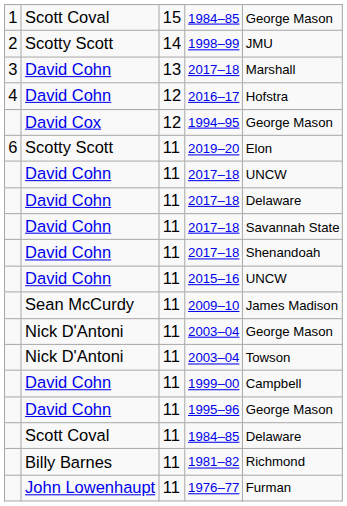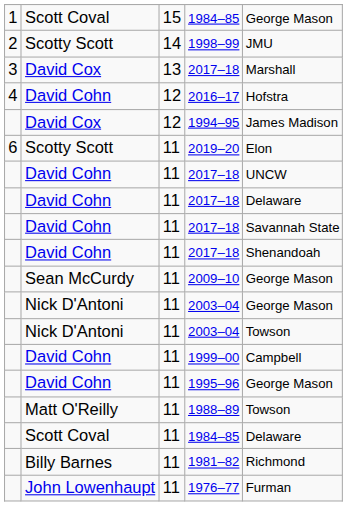(68, 69) David Cohn -> (63, 69) David Cox
(289, 122) George Mason -> (292, 122) James Madison
- row: (13, 279)
(292, 305) James Madison -> (289, 279) George Mason
+ row: (13, 410)
